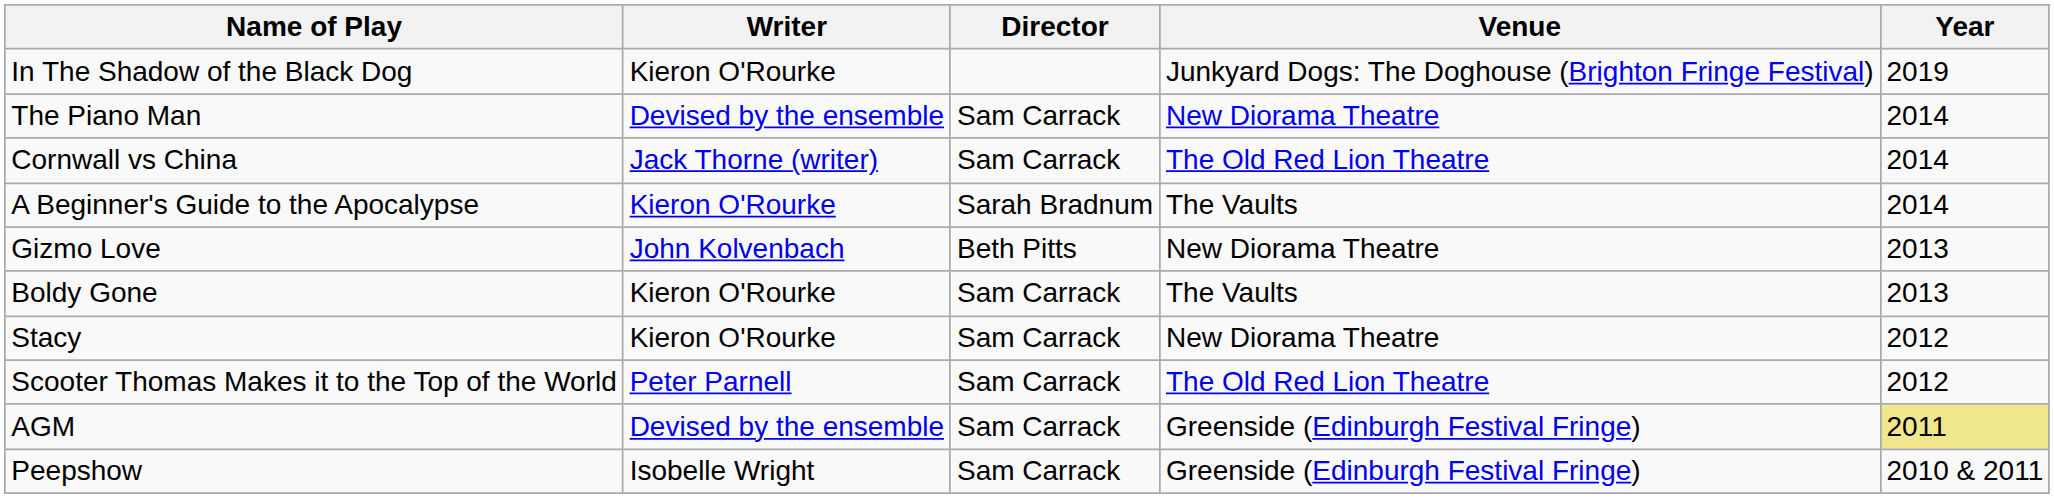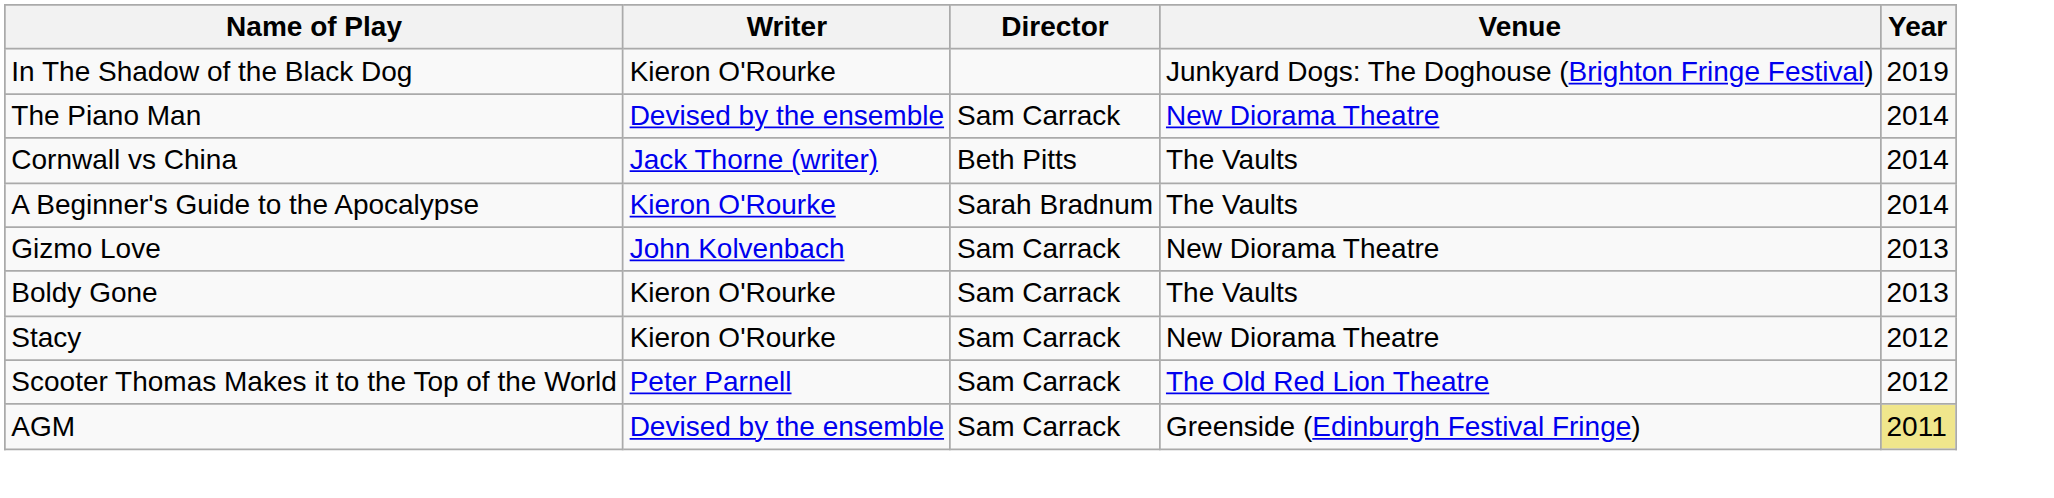(1039, 159) Sam Carrack -> (1017, 159) Beth Pitts
(1328, 159) The Old Red Lion Theatre -> (1232, 159) The Vaults
(1017, 248) Beth Pitts -> (1039, 248) Sam Carrack
- row: (77, 470)
